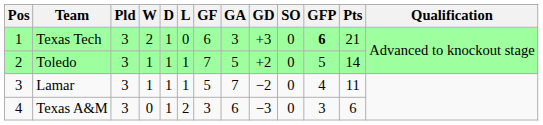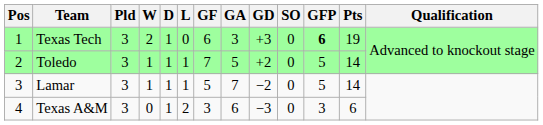(353, 39) 21 -> (353, 39) 19
(322, 85) 4 -> (322, 85) 5
(353, 85) 11 -> (353, 85) 14
